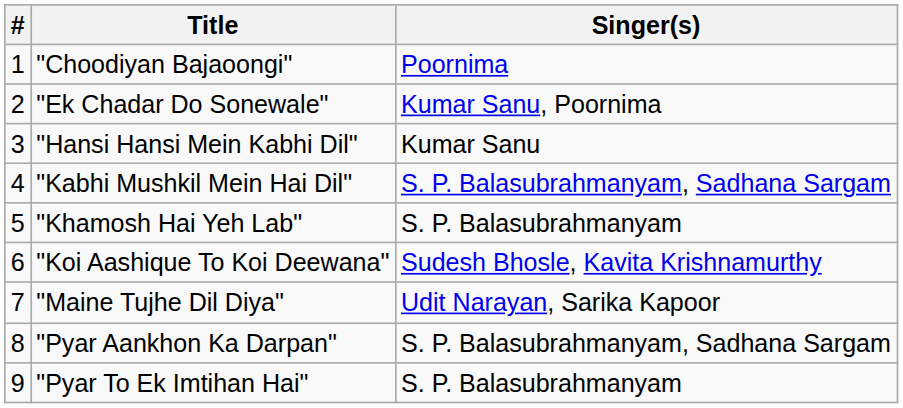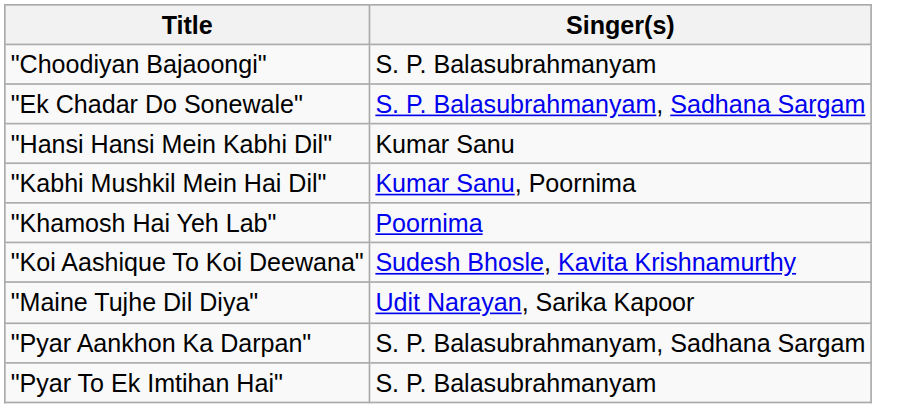- column: (18, 25)
(455, 65) Poornima -> (516, 65) S. P. Balasubrahmanyam
(531, 104) Kumar Sanu, Poornima -> (620, 104) S. P. Balasubrahmanyam, Sadhana Sargam
(646, 184) S. P. Balasubrahmanyam, Sadhana Sargam -> (506, 184) Kumar Sanu, Poornima
(541, 223) S. P. Balasubrahmanyam -> (429, 223) Poornima
